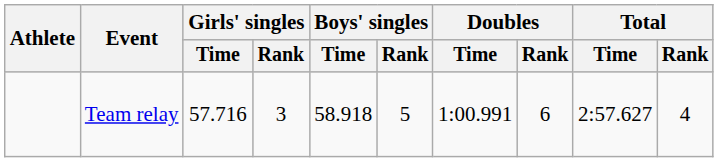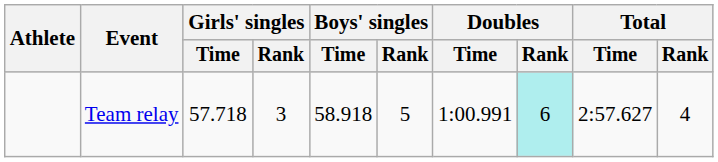(218, 114) 57.716 -> (218, 114) 57.718
(545, 114) no background -> (545, 114) paleturquoise background
